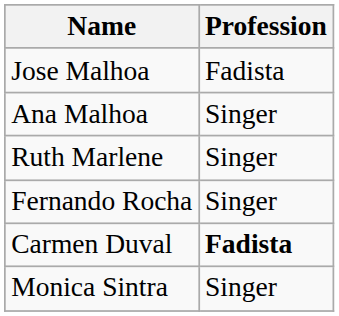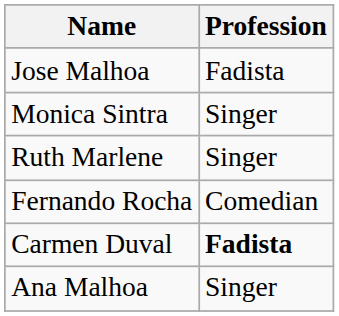rows swapped: (80, 113) <-> (90, 288)
(241, 200) Singer -> (262, 200) Comedian
